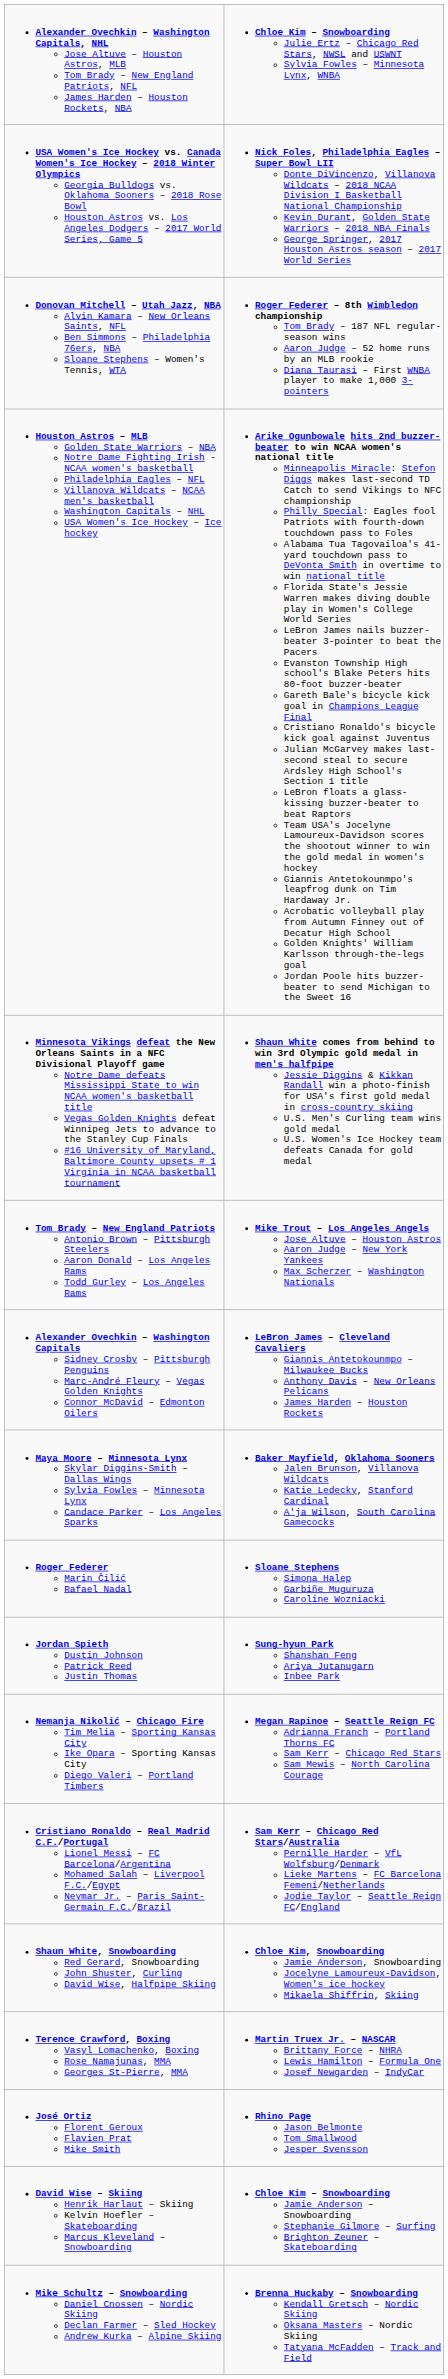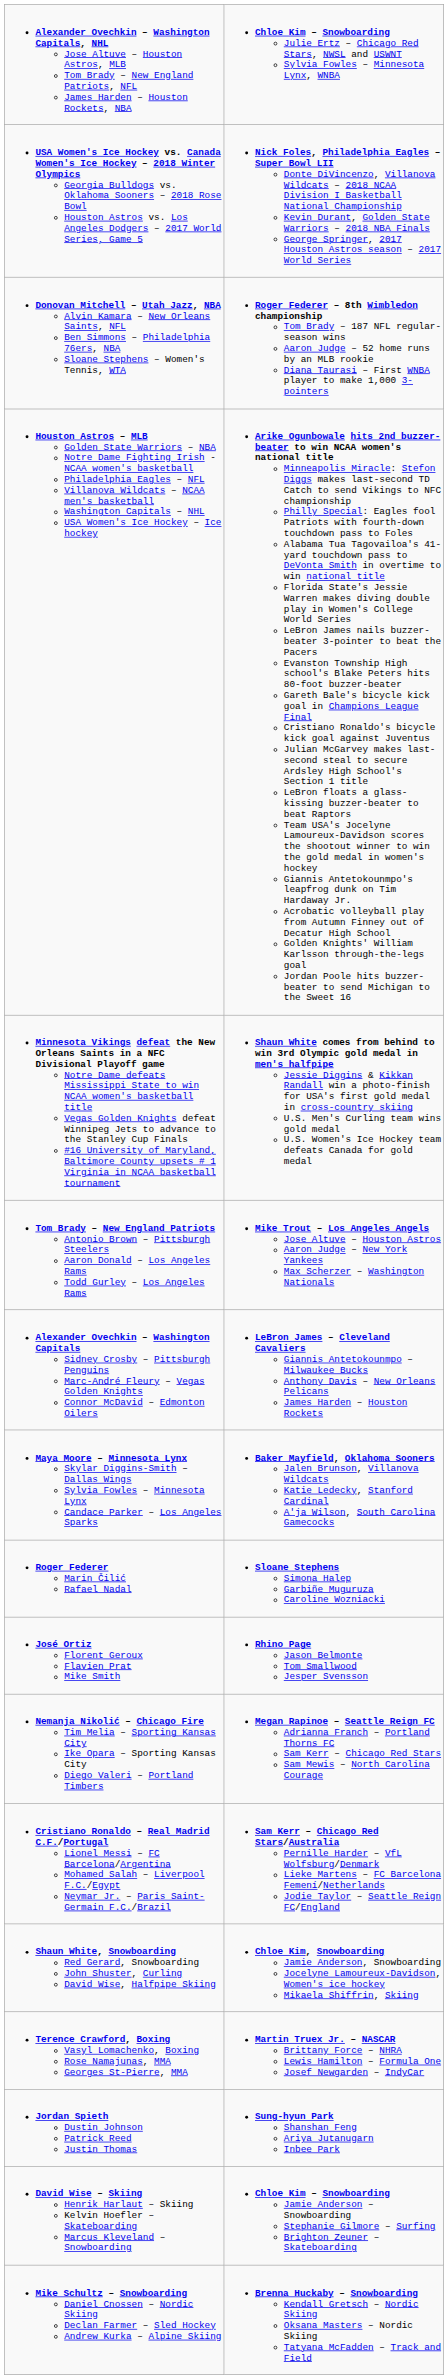rows swapped: (114, 1661) <-> (114, 2133)
